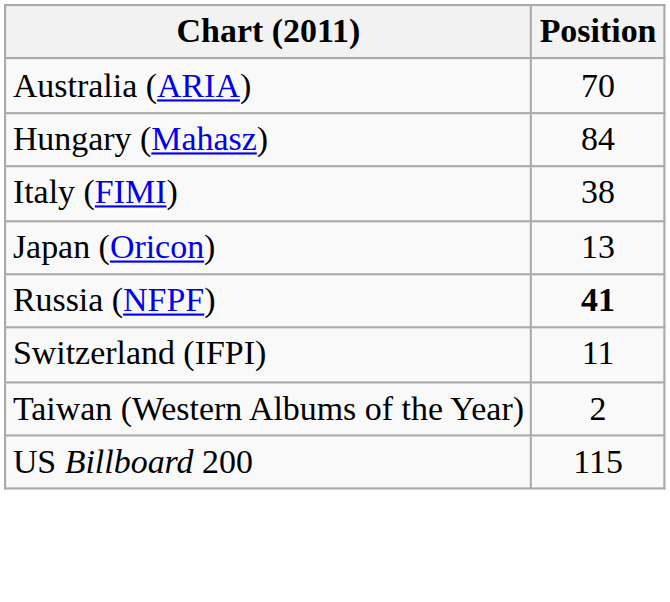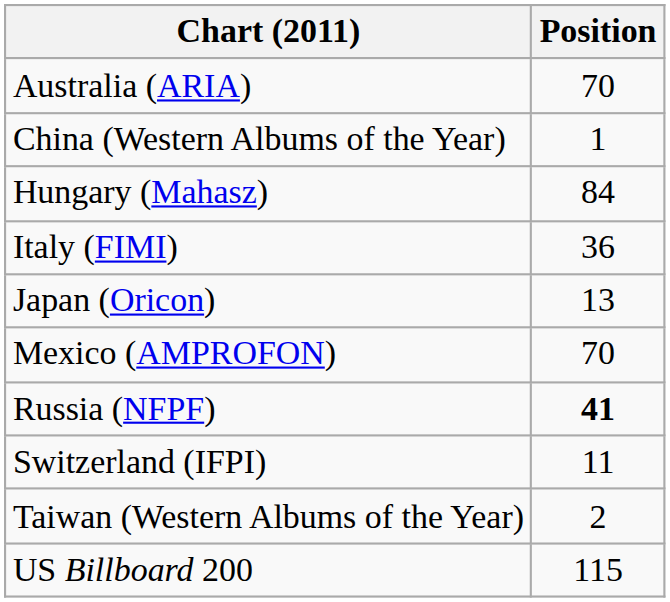+ row: (259, 138)
(598, 192) 38 -> (598, 246) 36
+ row: (174, 354)
